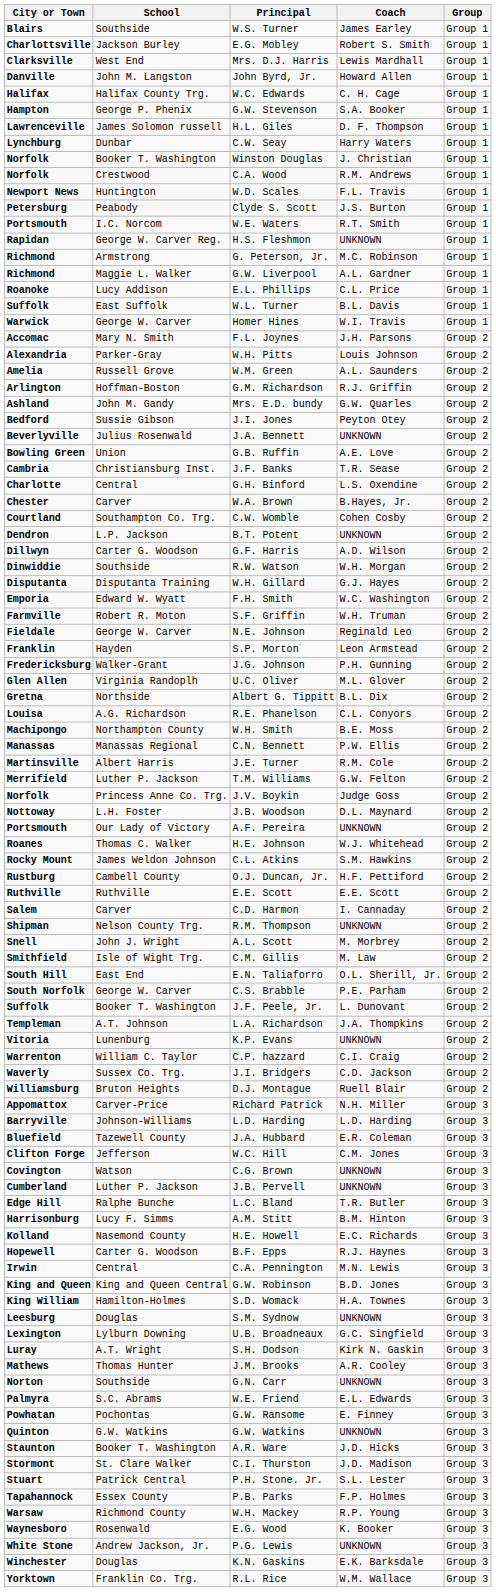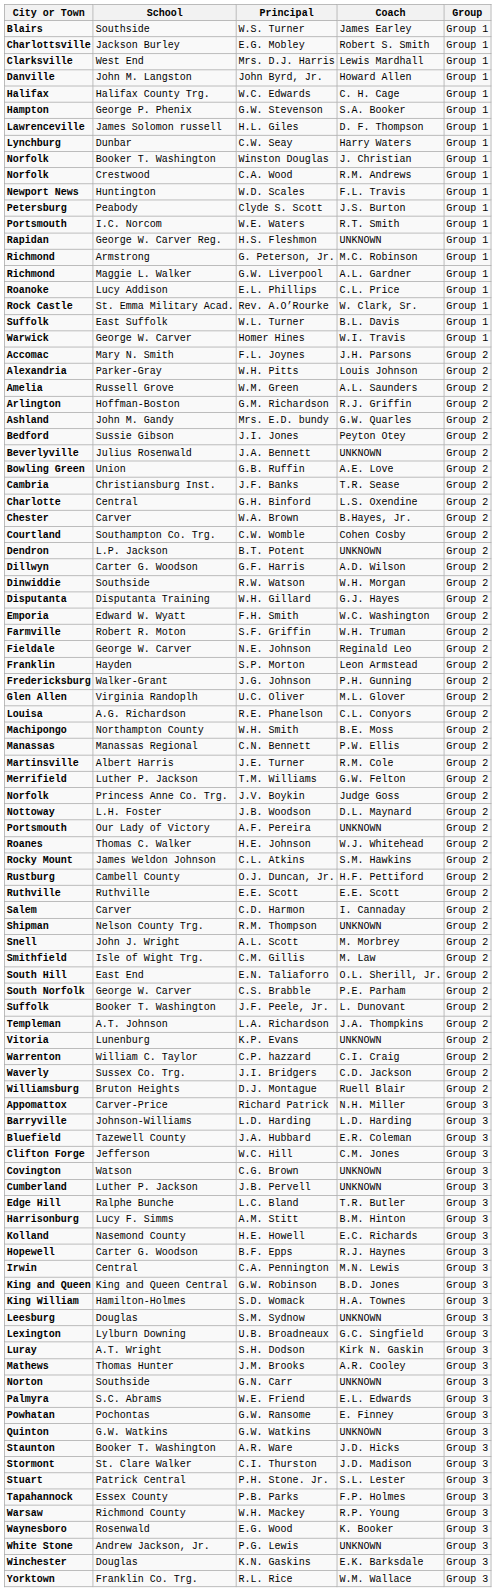+ row: (284, 306)
- row: (284, 698)
